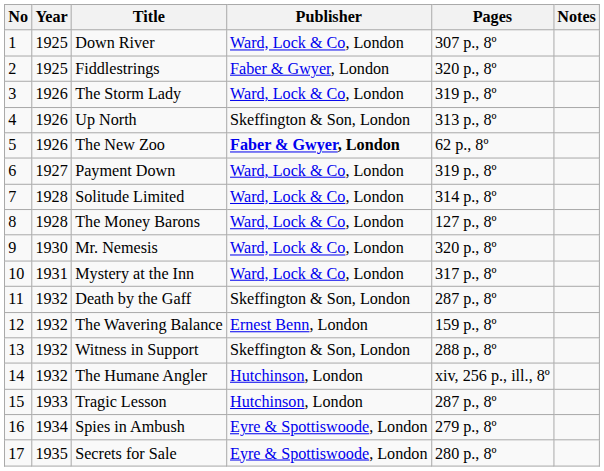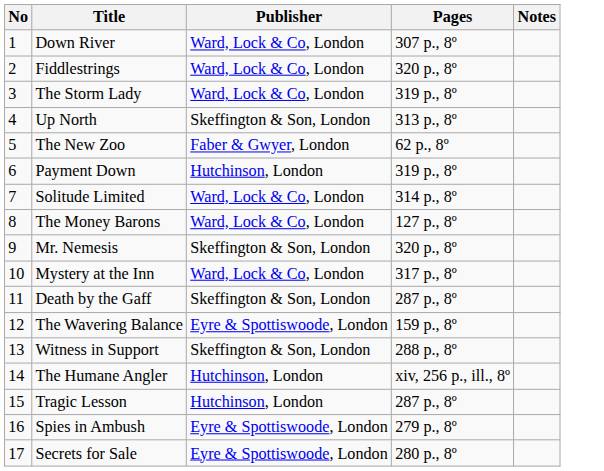- column: (52, 17)
(310, 68) Faber & Gwyer, London -> (277, 68) Ward, Lock & Co, London
(315, 145) bold -> (270, 145) normal
(317, 171) Ward, Lock & Co, London -> (257, 171) Hutchinson, London
(317, 247) Ward, Lock & Co, London -> (280, 247) Skeffington & Son, London
(299, 324) Ernest Benn, London -> (289, 324) Eyre & Spottiswoode, London
